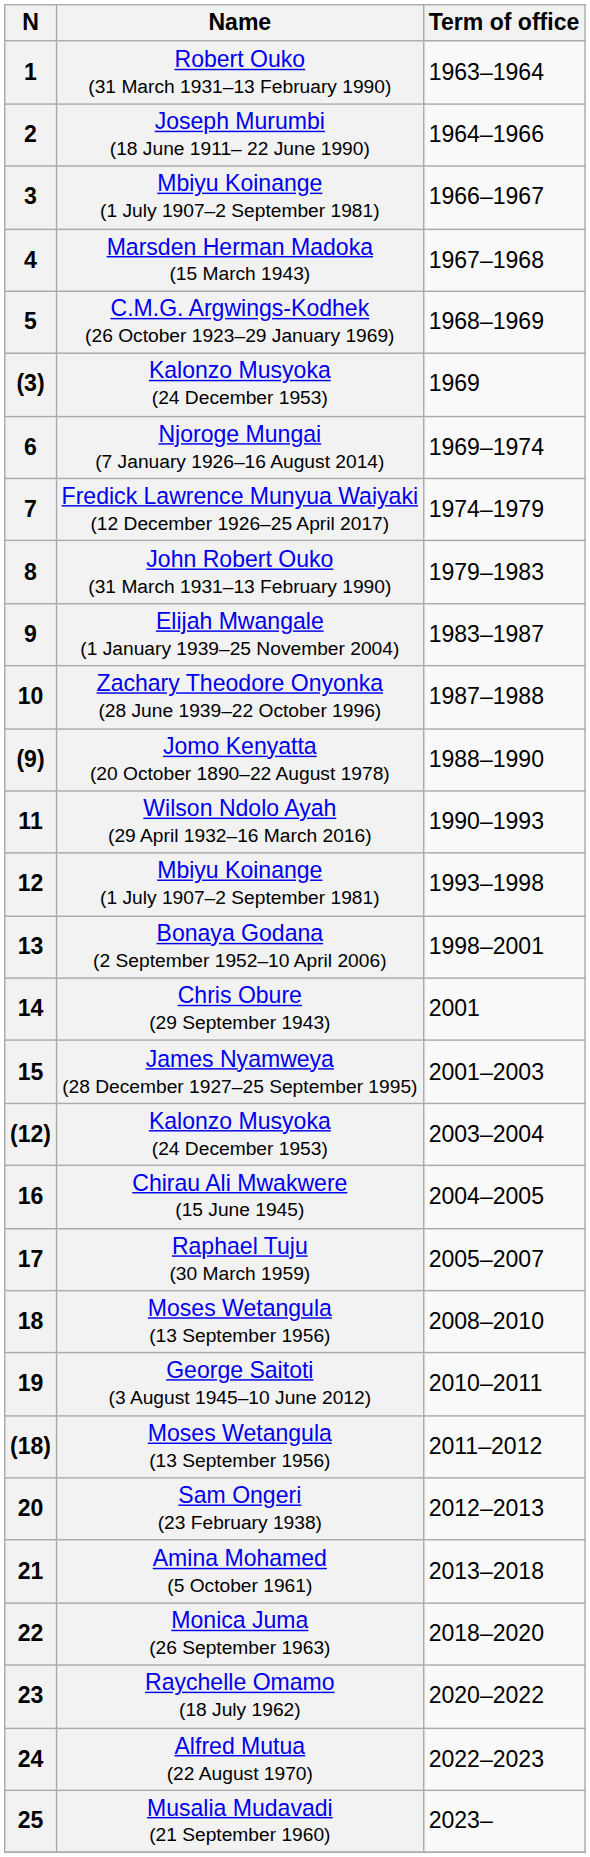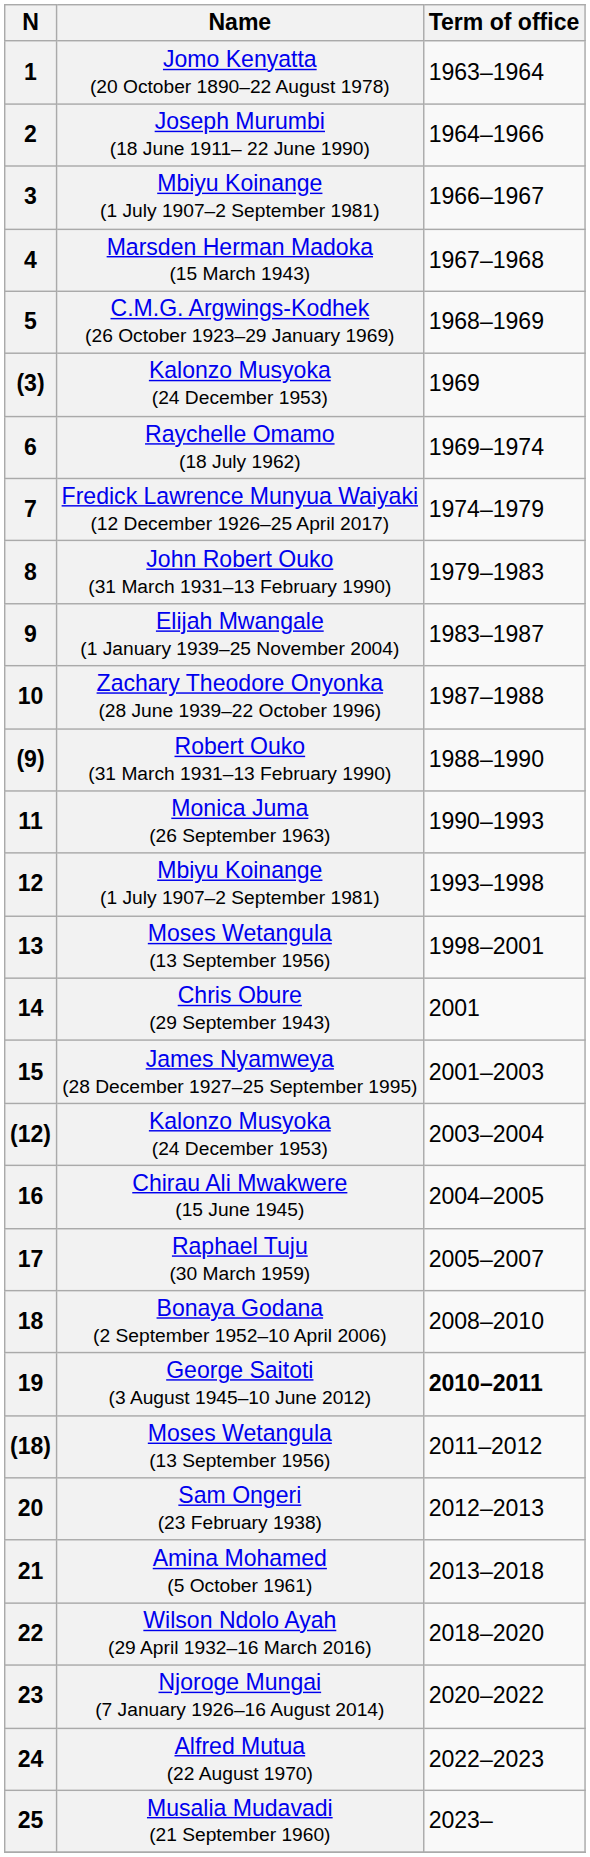(240, 72) Robert Ouko (31 March 1931–13 February 1990) -> (240, 72) Jomo Kenyatta (20 October 1890–22 August 1978)
(240, 447) Njoroge Mungai (7 January 1926–16 August 2014) -> (240, 447) Raychelle Omamo (18 July 1962)
(240, 759) Jomo Kenyatta (20 October 1890–22 August 1978) -> (240, 759) Robert Ouko (31 March 1931–13 February 1990)
(240, 821) Wilson Ndolo Ayah (29 April 1932–16 March 2016) -> (240, 821) Monica Juma (26 September 1963)
(240, 946) Bonaya Godana (2 September 1952–10 April 2006) -> (240, 946) Moses Wetangula (13 September 1956)
(240, 1321) Moses Wetangula (13 September 1956) -> (240, 1321) Bonaya Godana (2 September 1952–10 April 2006)
(485, 1383) normal -> (486, 1383) bold
(240, 1633) Monica Juma (26 September 1963) -> (240, 1633) Wilson Ndolo Ayah (29 April 1932–16 March 2016)
(240, 1696) Raychelle Omamo (18 July 1962) -> (240, 1696) Njoroge Mungai (7 January 1926–16 August 2014)
